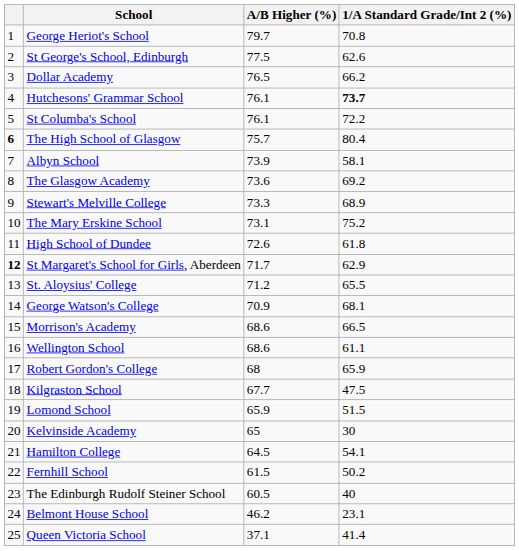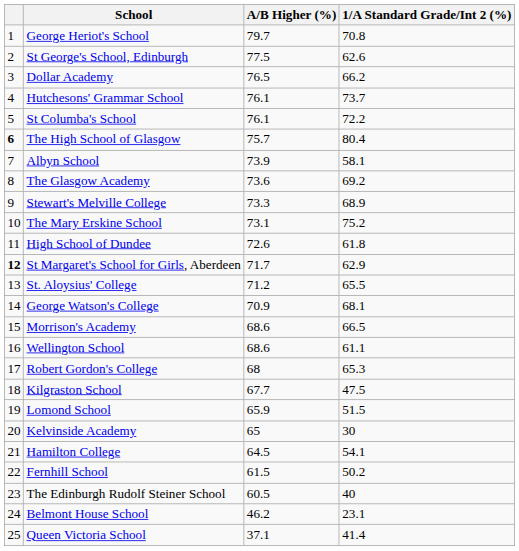(354, 98) bold -> (354, 98) normal
(354, 368) 65.9 -> (354, 368) 65.3
